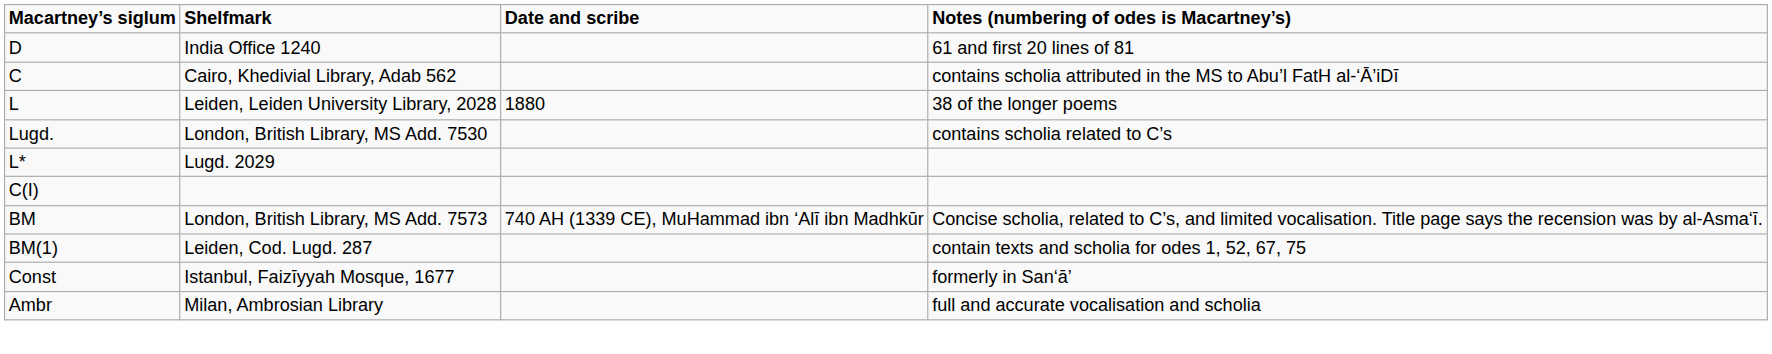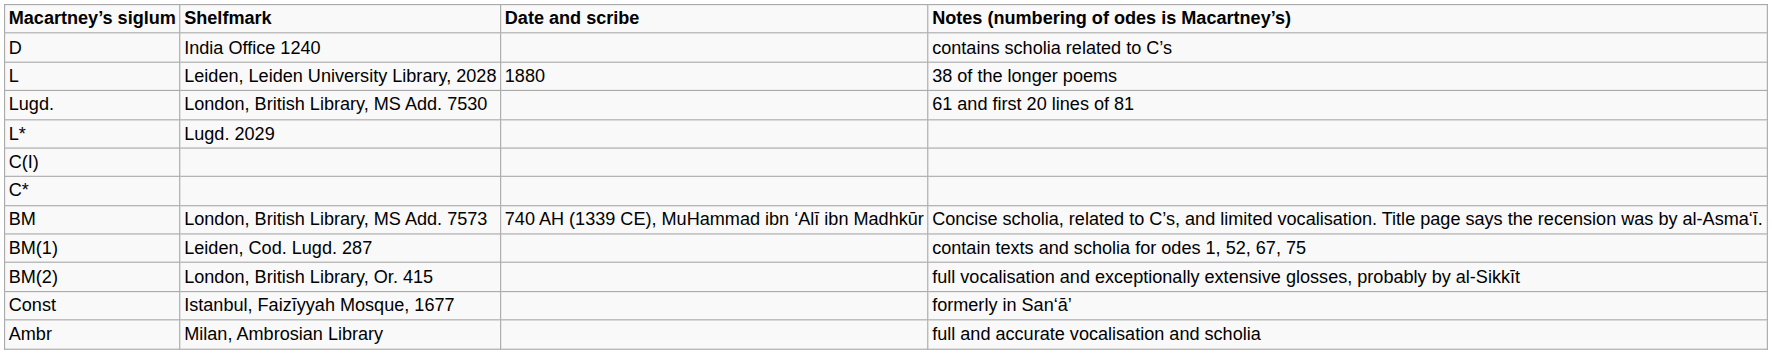(1033, 47) 61 and first 20 lines of 81 -> (1052, 47) contains scholia related to C’s
- row: (15, 76)
(1052, 133) contains scholia related to C’s -> (1033, 104) 61 and first 20 lines of 81
+ row: (19, 190)
+ row: (33, 276)
